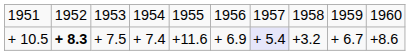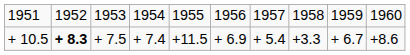(190, 38) +11.6 -> (190, 38) +11.5
(269, 38) lavender background -> (269, 38) no background
(306, 38) +3.2 -> (306, 38) +3.3
